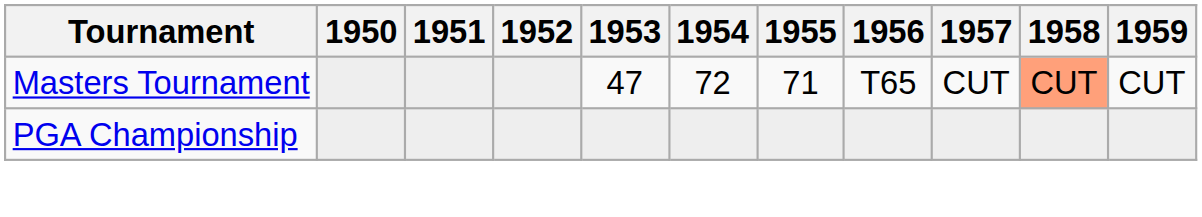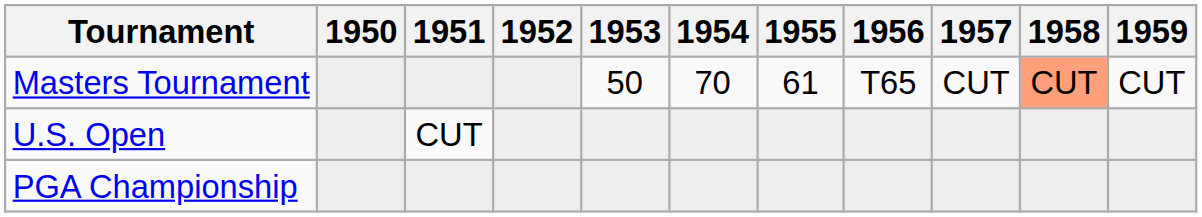(625, 83) 47 -> (625, 83) 50
(713, 83) 72 -> (713, 83) 70
(800, 83) 71 -> (800, 83) 61
+ row: (89, 135)
